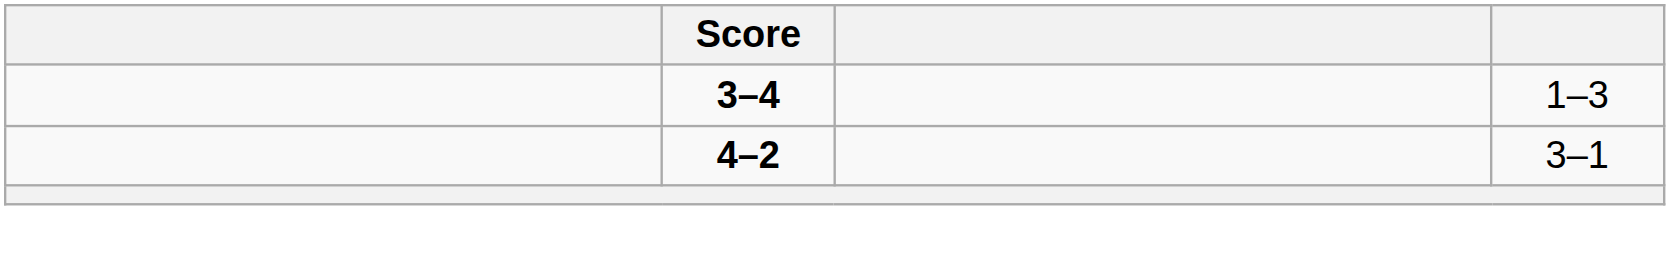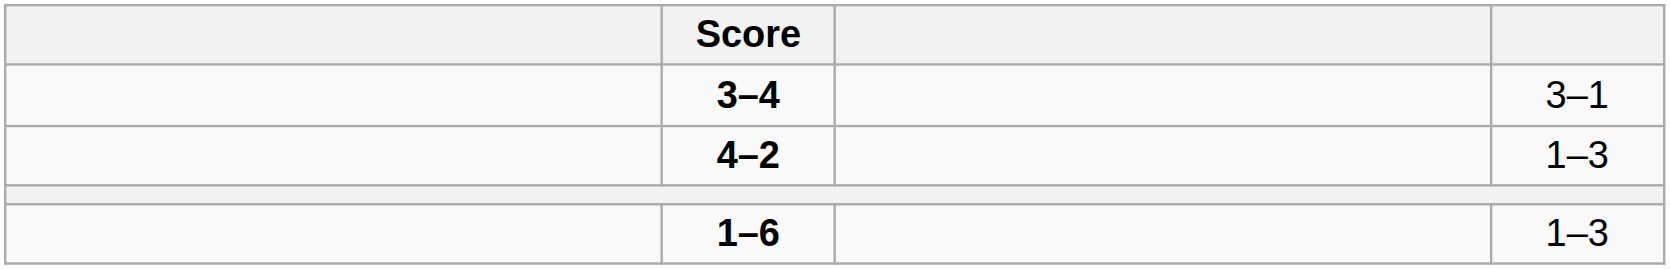(1577, 94) 1–3 -> (1577, 94) 3–1
(1577, 154) 3–1 -> (1577, 154) 1–3
+ row: (748, 232)
